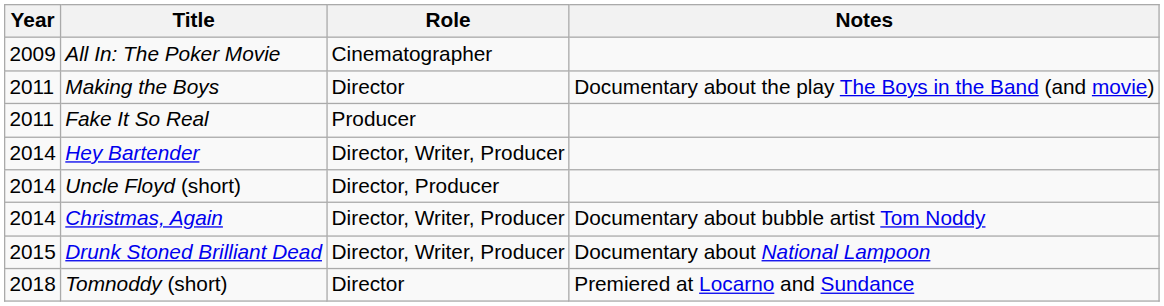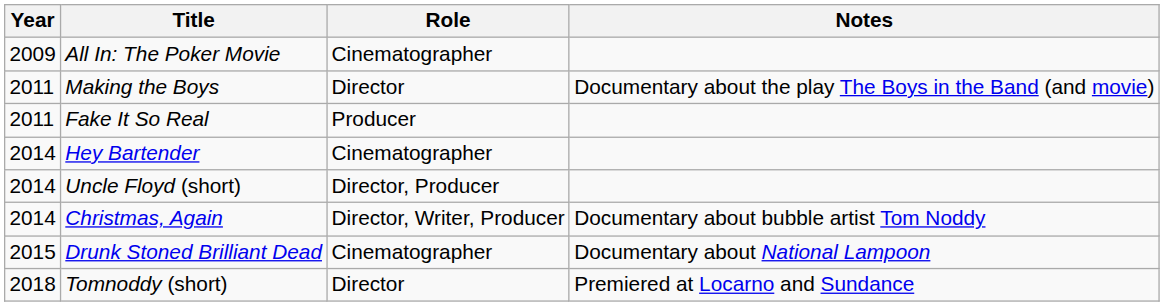(448, 152) Director, Writer, Producer -> (412, 152) Cinematographer
(448, 251) Director, Writer, Producer -> (412, 251) Cinematographer
